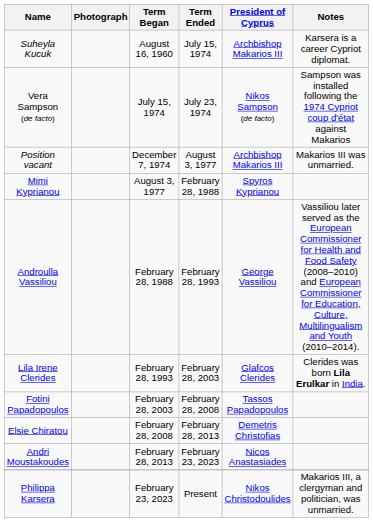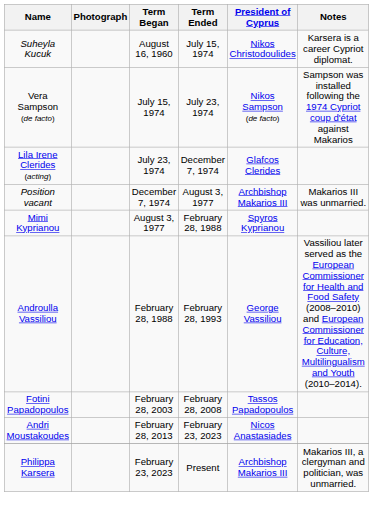(258, 48) Archbishop Makarios III -> (263, 48) Nikos Christodoulides
+ row: (38, 165)
- row: (38, 373)
- row: (38, 430)
(258, 493) Nikos Christodoulides -> (263, 467) Archbishop Makarios III
